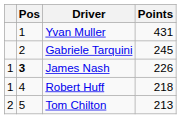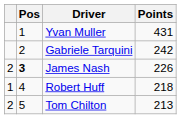(163, 50) 245 -> (163, 50) 242
(10, 69) 1 -> (10, 69) 2
